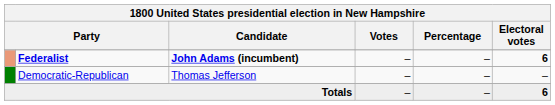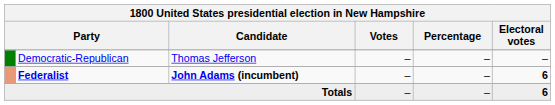rows swapped: (43, 59) <-> (73, 75)
